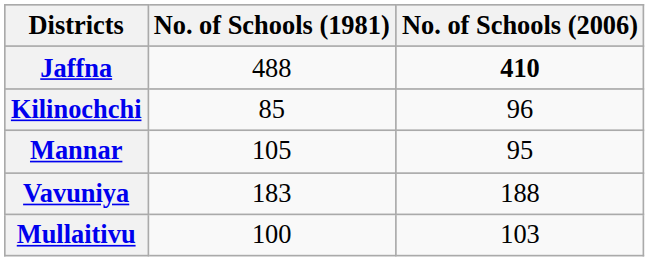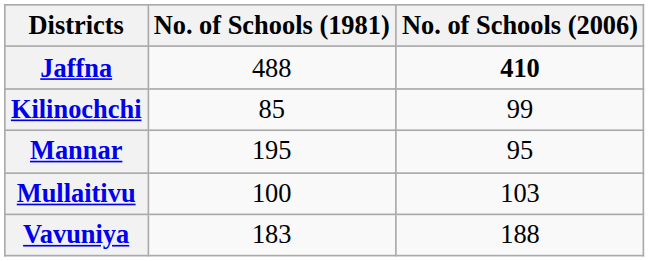(520, 109) 96 -> (520, 109) 99
(272, 151) 105 -> (272, 151) 195
rows swapped: (76, 192) <-> (76, 234)
